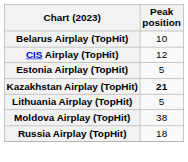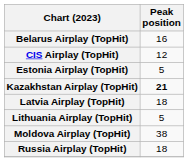(162, 39) 10 -> (162, 39) 16
+ row: (72, 102)
